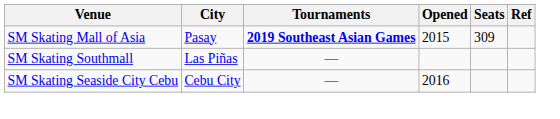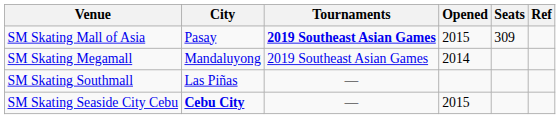+ row: (70, 59)
(213, 80) normal -> (214, 102) bold
(436, 80) 2016 -> (456, 102) 2015
